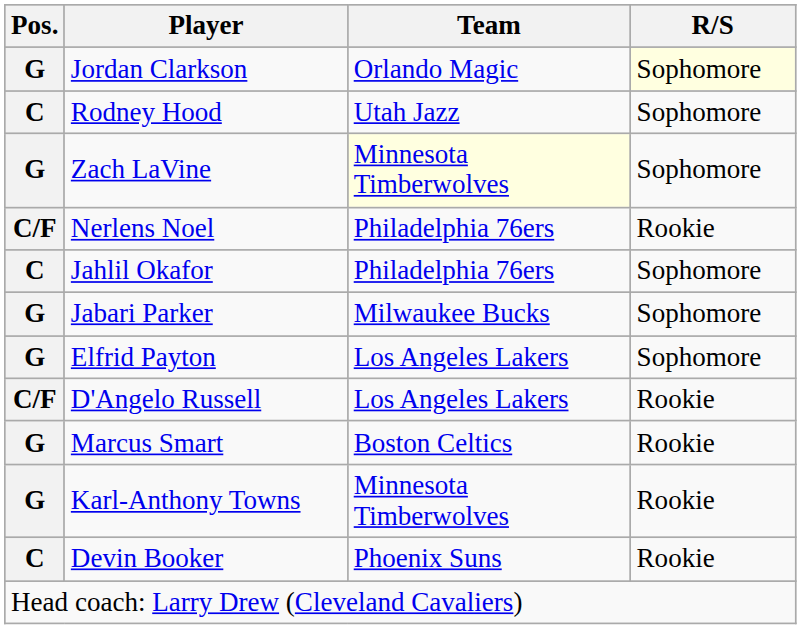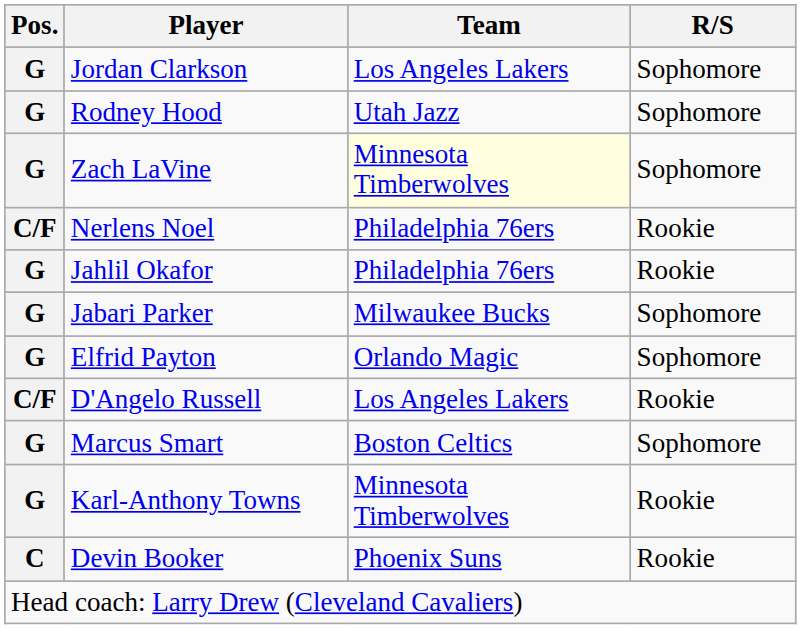(436, 68) Orlando Magic -> (461, 68) Los Angeles Lakers
(699, 68) lightyellow background -> (699, 68) no background
(35, 111) C -> (35, 111) G
(35, 270) C -> (35, 270) G
(699, 270) Sophomore -> (676, 270) Rookie
(461, 356) Los Angeles Lakers -> (436, 356) Orlando Magic
(676, 442) Rookie -> (699, 442) Sophomore
